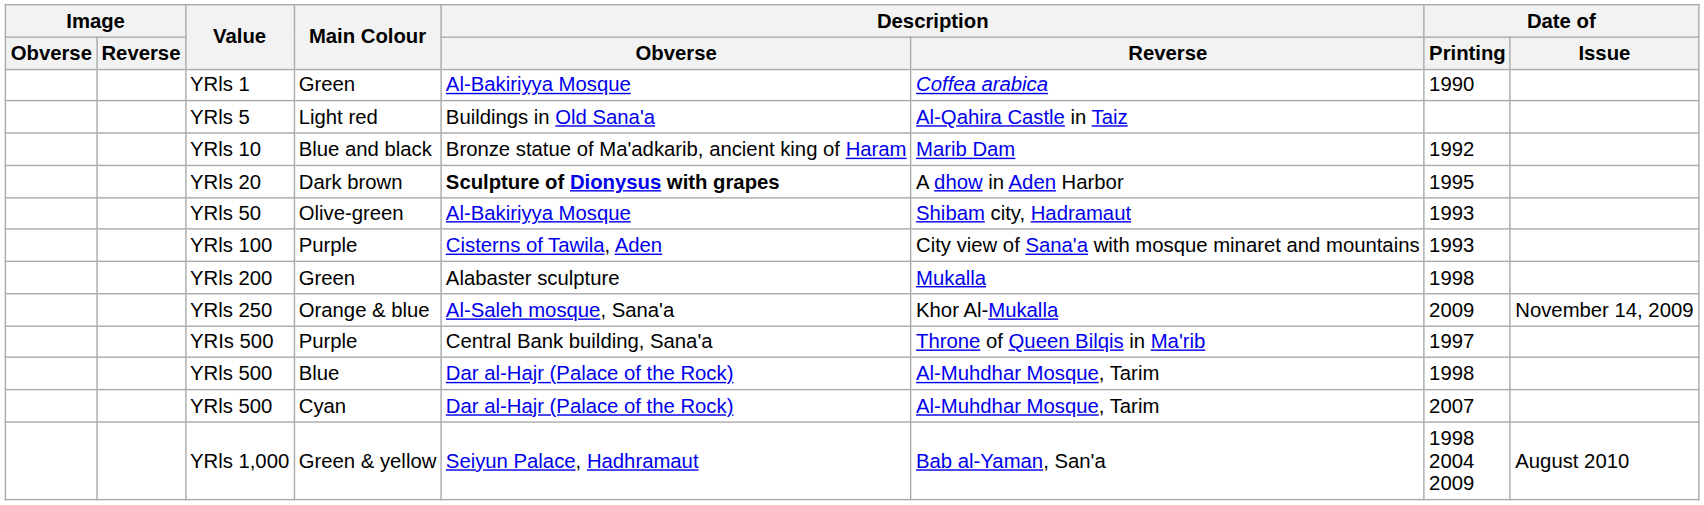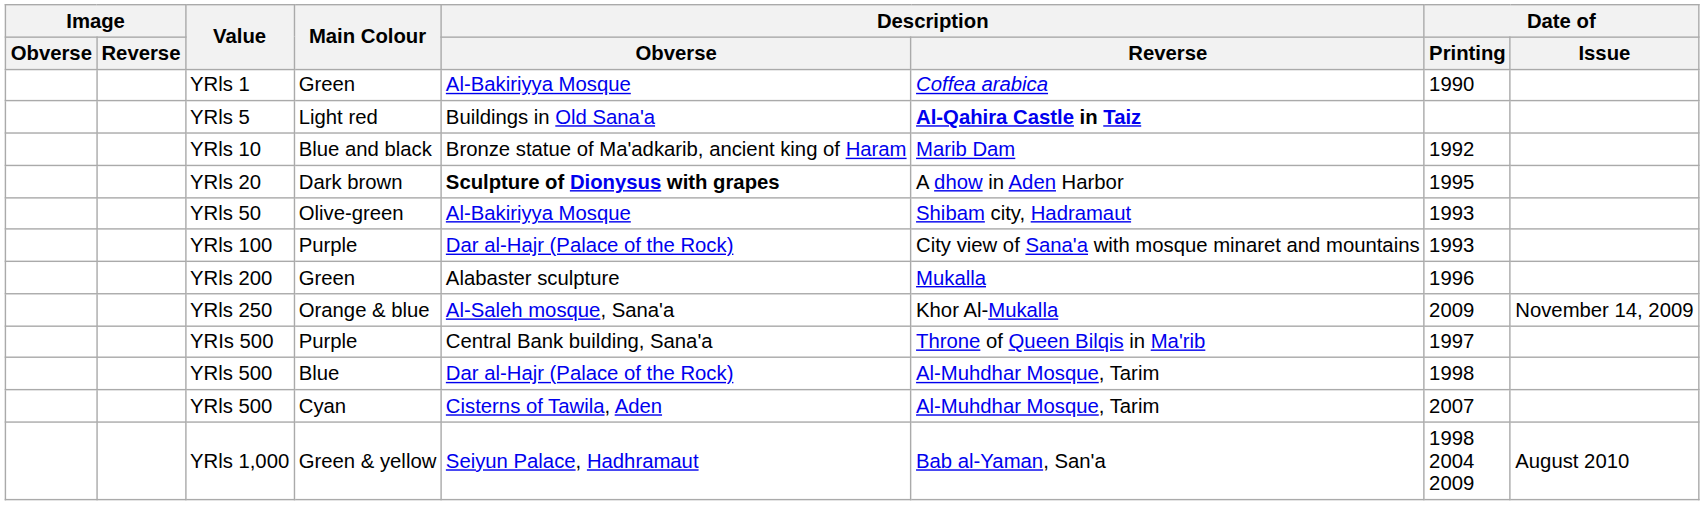(1022, 117) normal -> (1029, 117) bold
(554, 245) Cisterns of Tawila, Aden -> (590, 245) Dar al-Hajr (Palace of the Rock)
(1452, 277) 1998 -> (1452, 277) 1996
(590, 406) Dar al-Hajr (Palace of the Rock) -> (554, 406) Cisterns of Tawila, Aden
